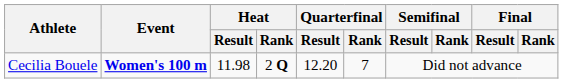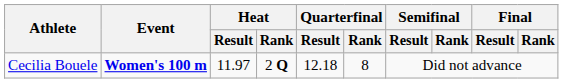(233, 65) 11.98 -> (233, 65) 11.97
(320, 65) 12.20 -> (320, 65) 12.18
(365, 65) 7 -> (365, 65) 8
